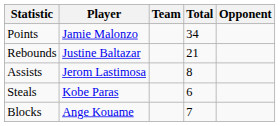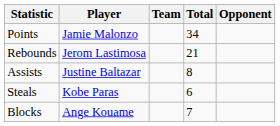(101, 53) Justine Baltazar -> (104, 53) Jerom Lastimosa
(104, 72) Jerom Lastimosa -> (101, 72) Justine Baltazar
